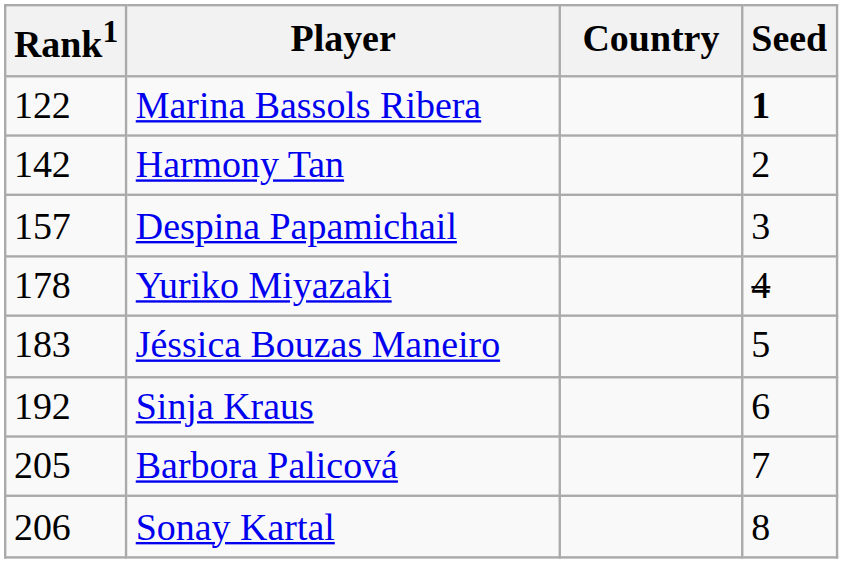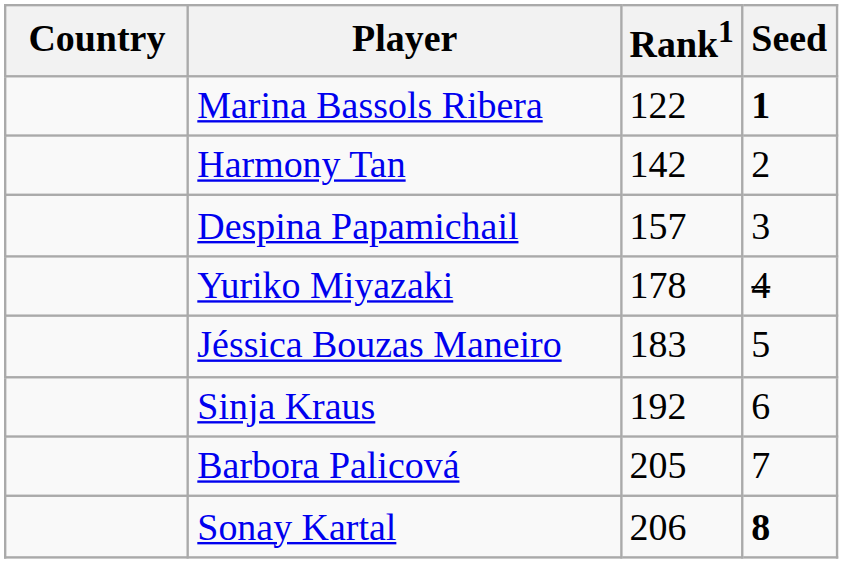columns swapped: (651, 39) <-> (66, 39)
(761, 525) normal -> (761, 525) bold
